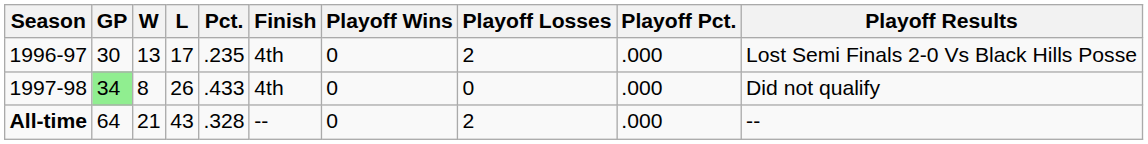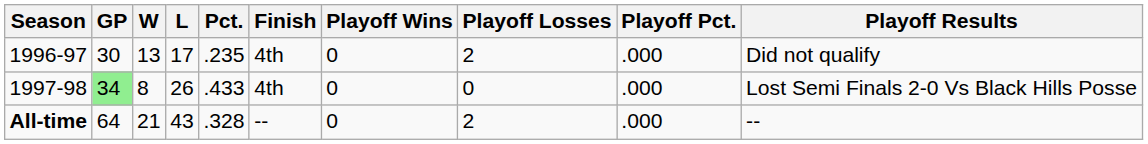(942, 54) Lost Semi Finals 2-0 Vs Black Hills Posse -> (813, 54) Did not qualify
(813, 88) Did not qualify -> (942, 88) Lost Semi Finals 2-0 Vs Black Hills Posse
